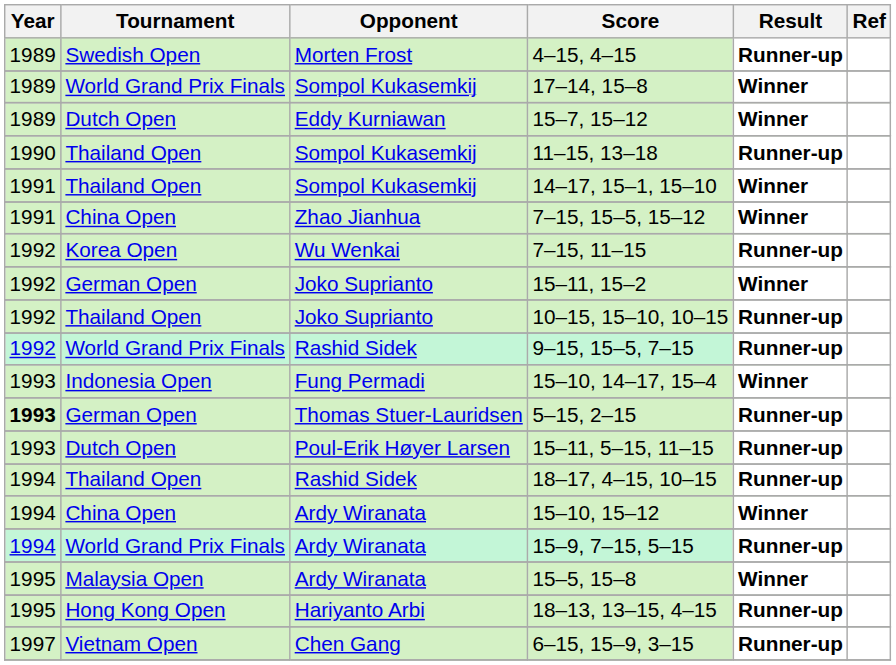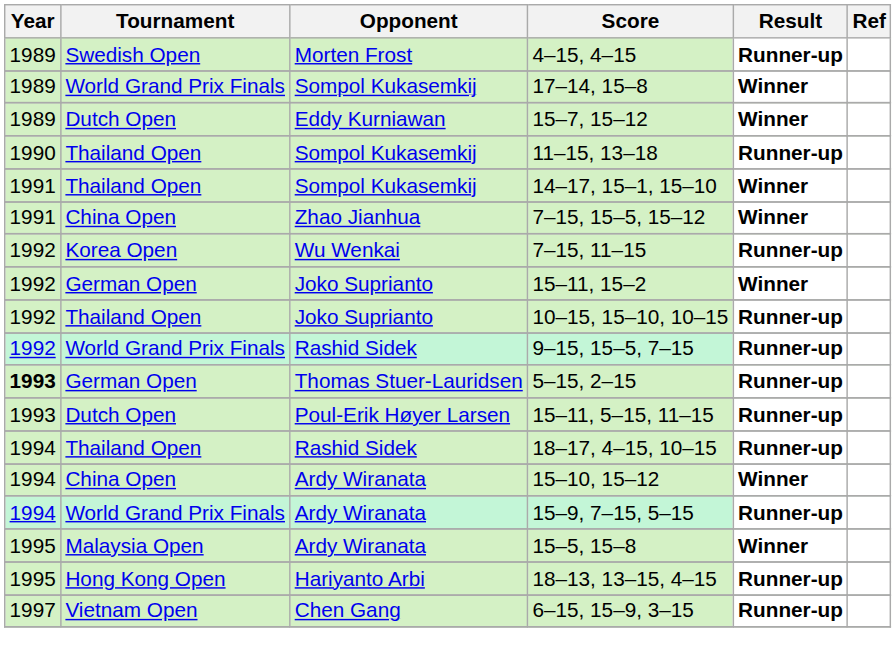- row: (625, 382)
